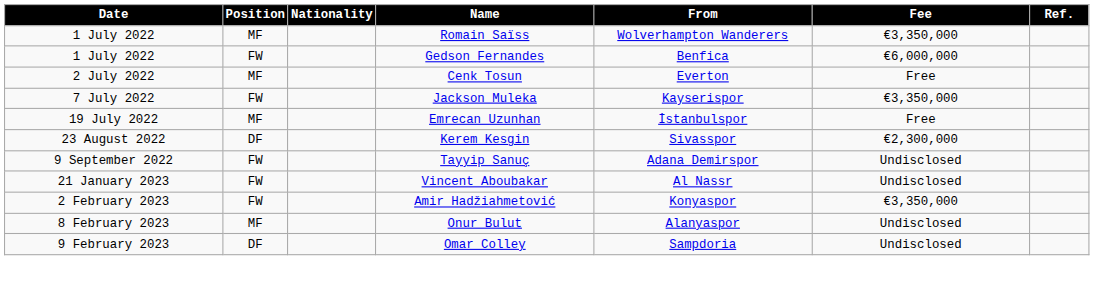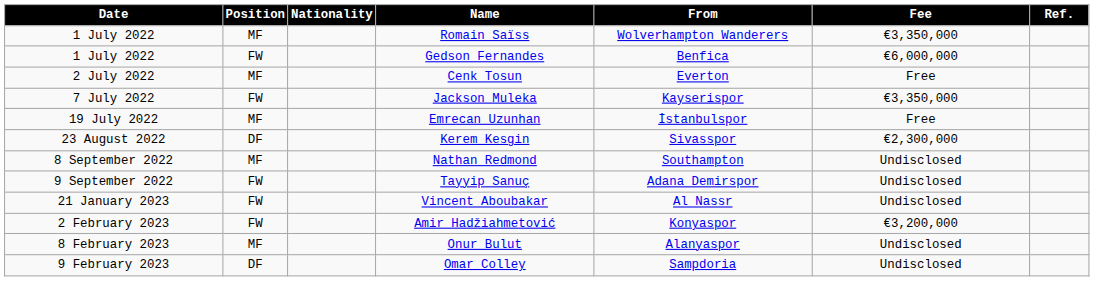+ row: (485, 160)
(921, 202) €3,350,000 -> (921, 223) €3,200,000
